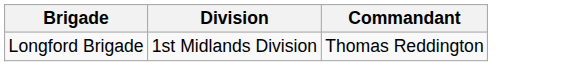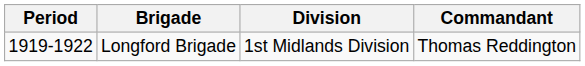+ column: (51, 18)
